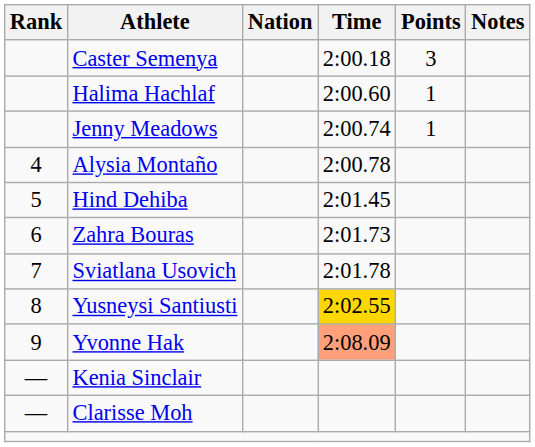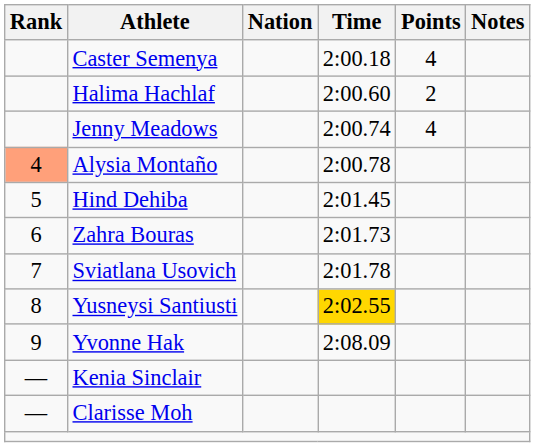(431, 57) 3 -> (431, 57) 4
(431, 93) 1 -> (431, 93) 2
(431, 128) 1 -> (431, 128) 4
(36, 164) no background -> (36, 164) lightsalmon background
(357, 341) lightsalmon background -> (357, 341) no background
